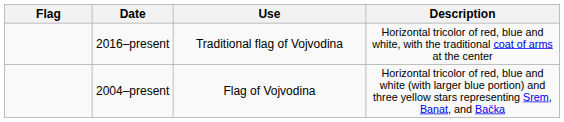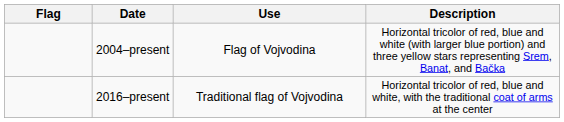rows swapped: (133, 91) <-> (133, 44)
